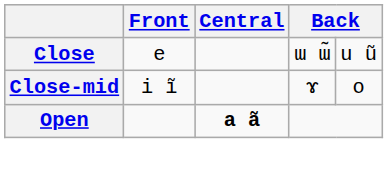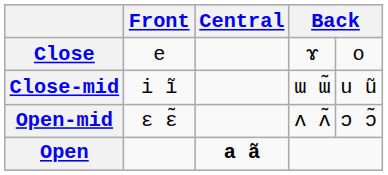(312, 54) ɯ ɯ̃ -> (312, 54) ɤ
(359, 54) u ũ -> (359, 54) o
(312, 87) ɤ -> (312, 87) ɯ ɯ̃
(359, 87) o -> (359, 87) u ũ
+ row: (64, 120)
